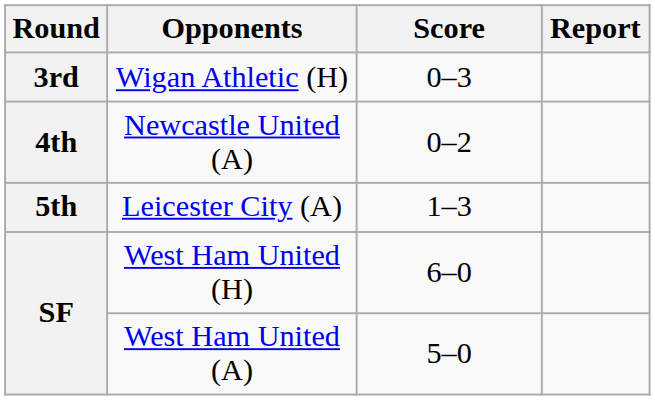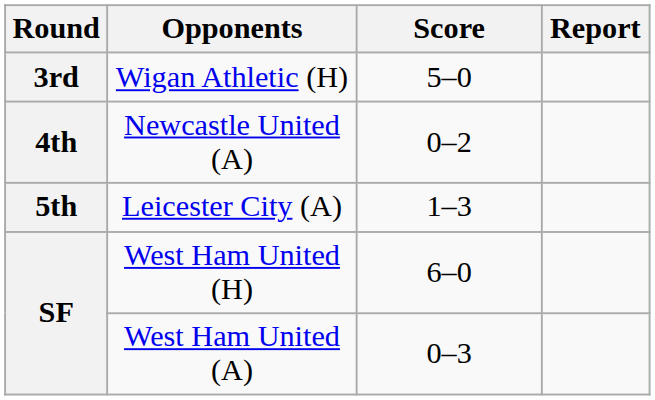(449, 76) 0–3 -> (449, 76) 5–0
(449, 353) 5–0 -> (449, 353) 0–3
